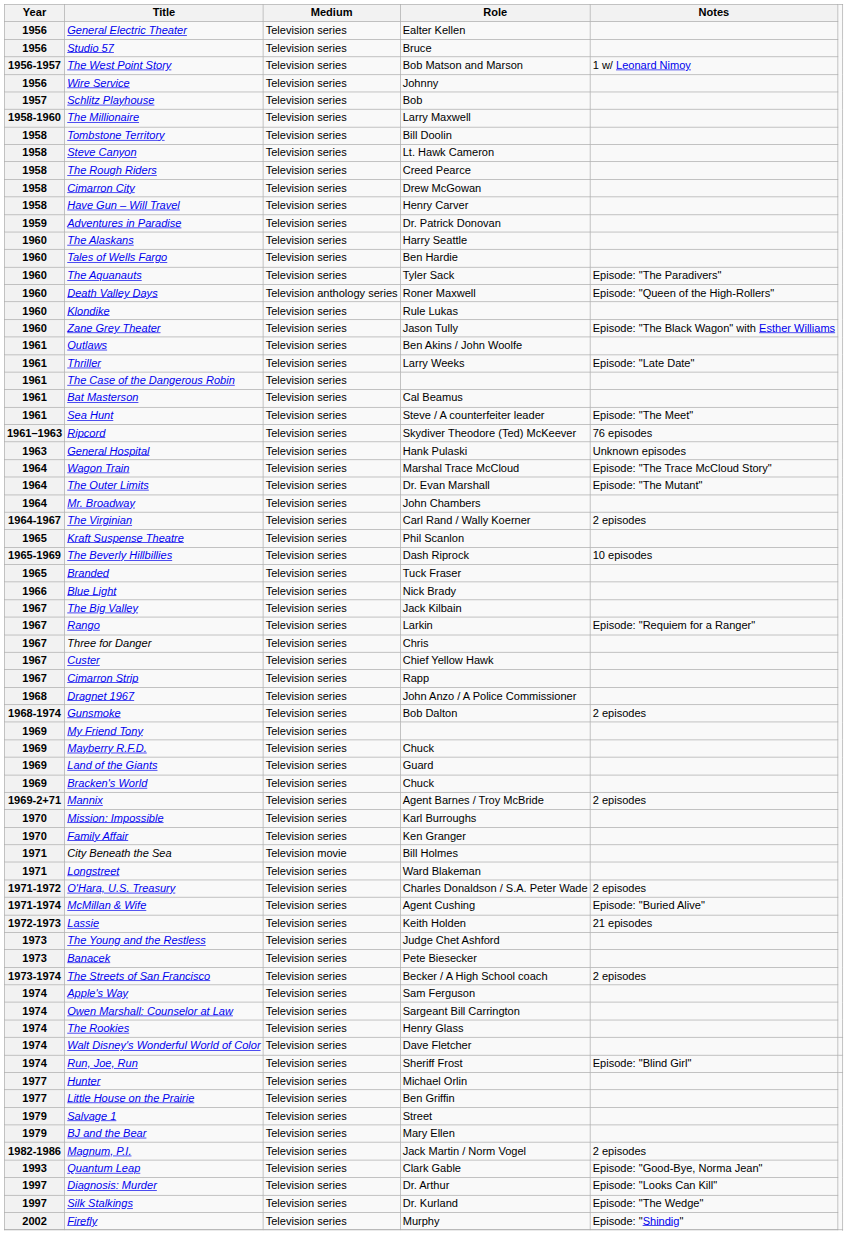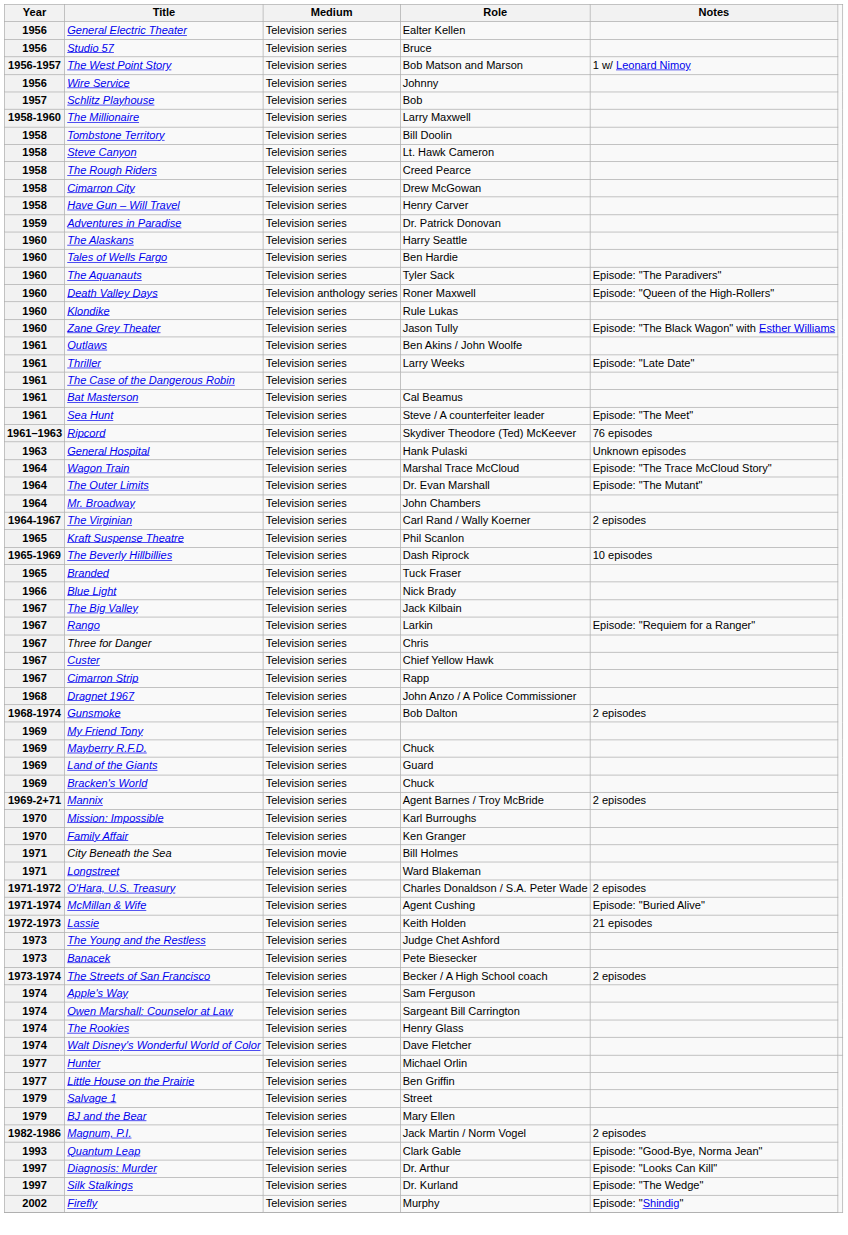- row: (103, 1063)
